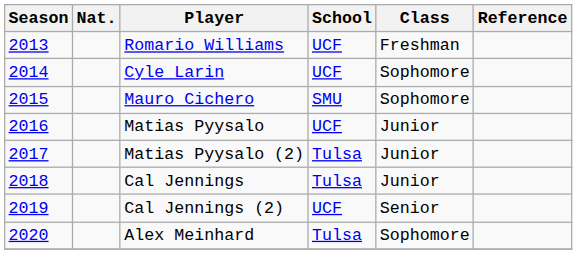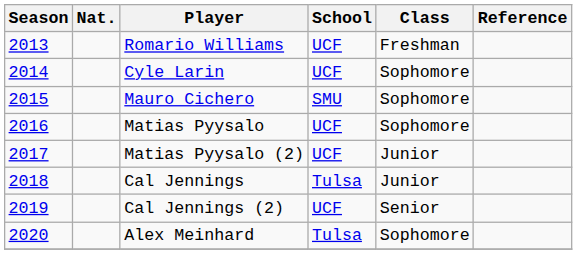(410, 127) Junior -> (425, 127) Sophomore
(337, 154) Tulsa -> (327, 154) UCF
